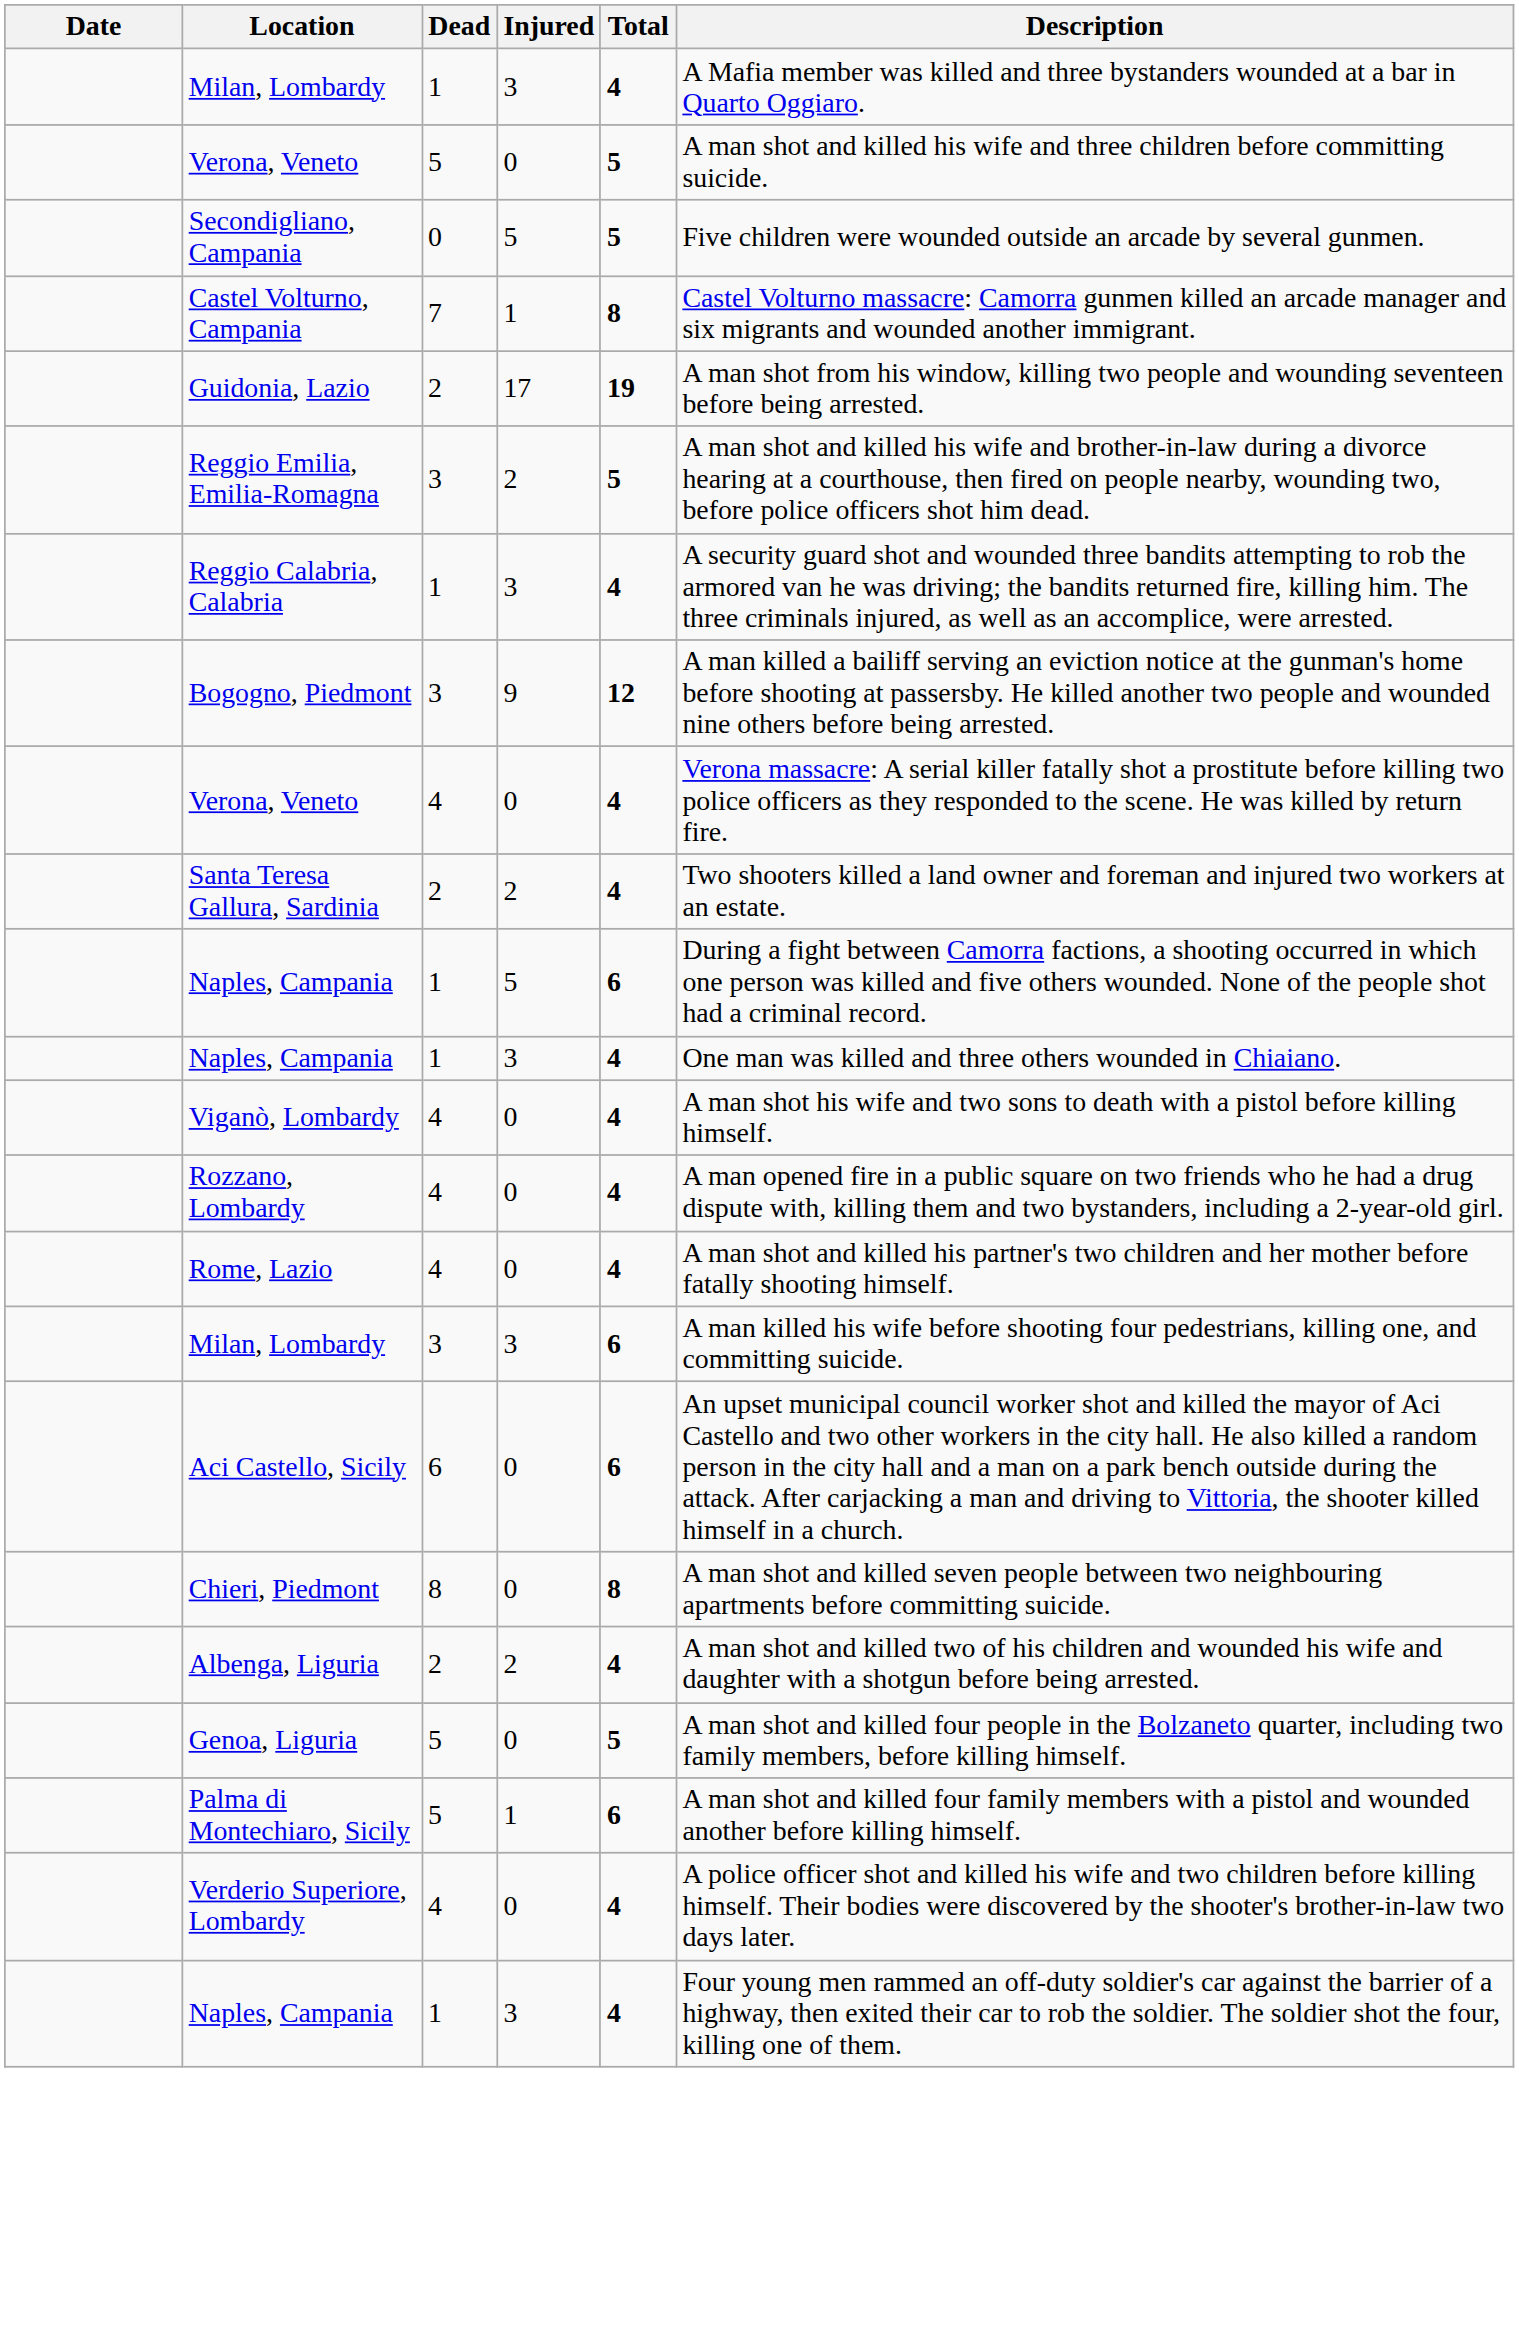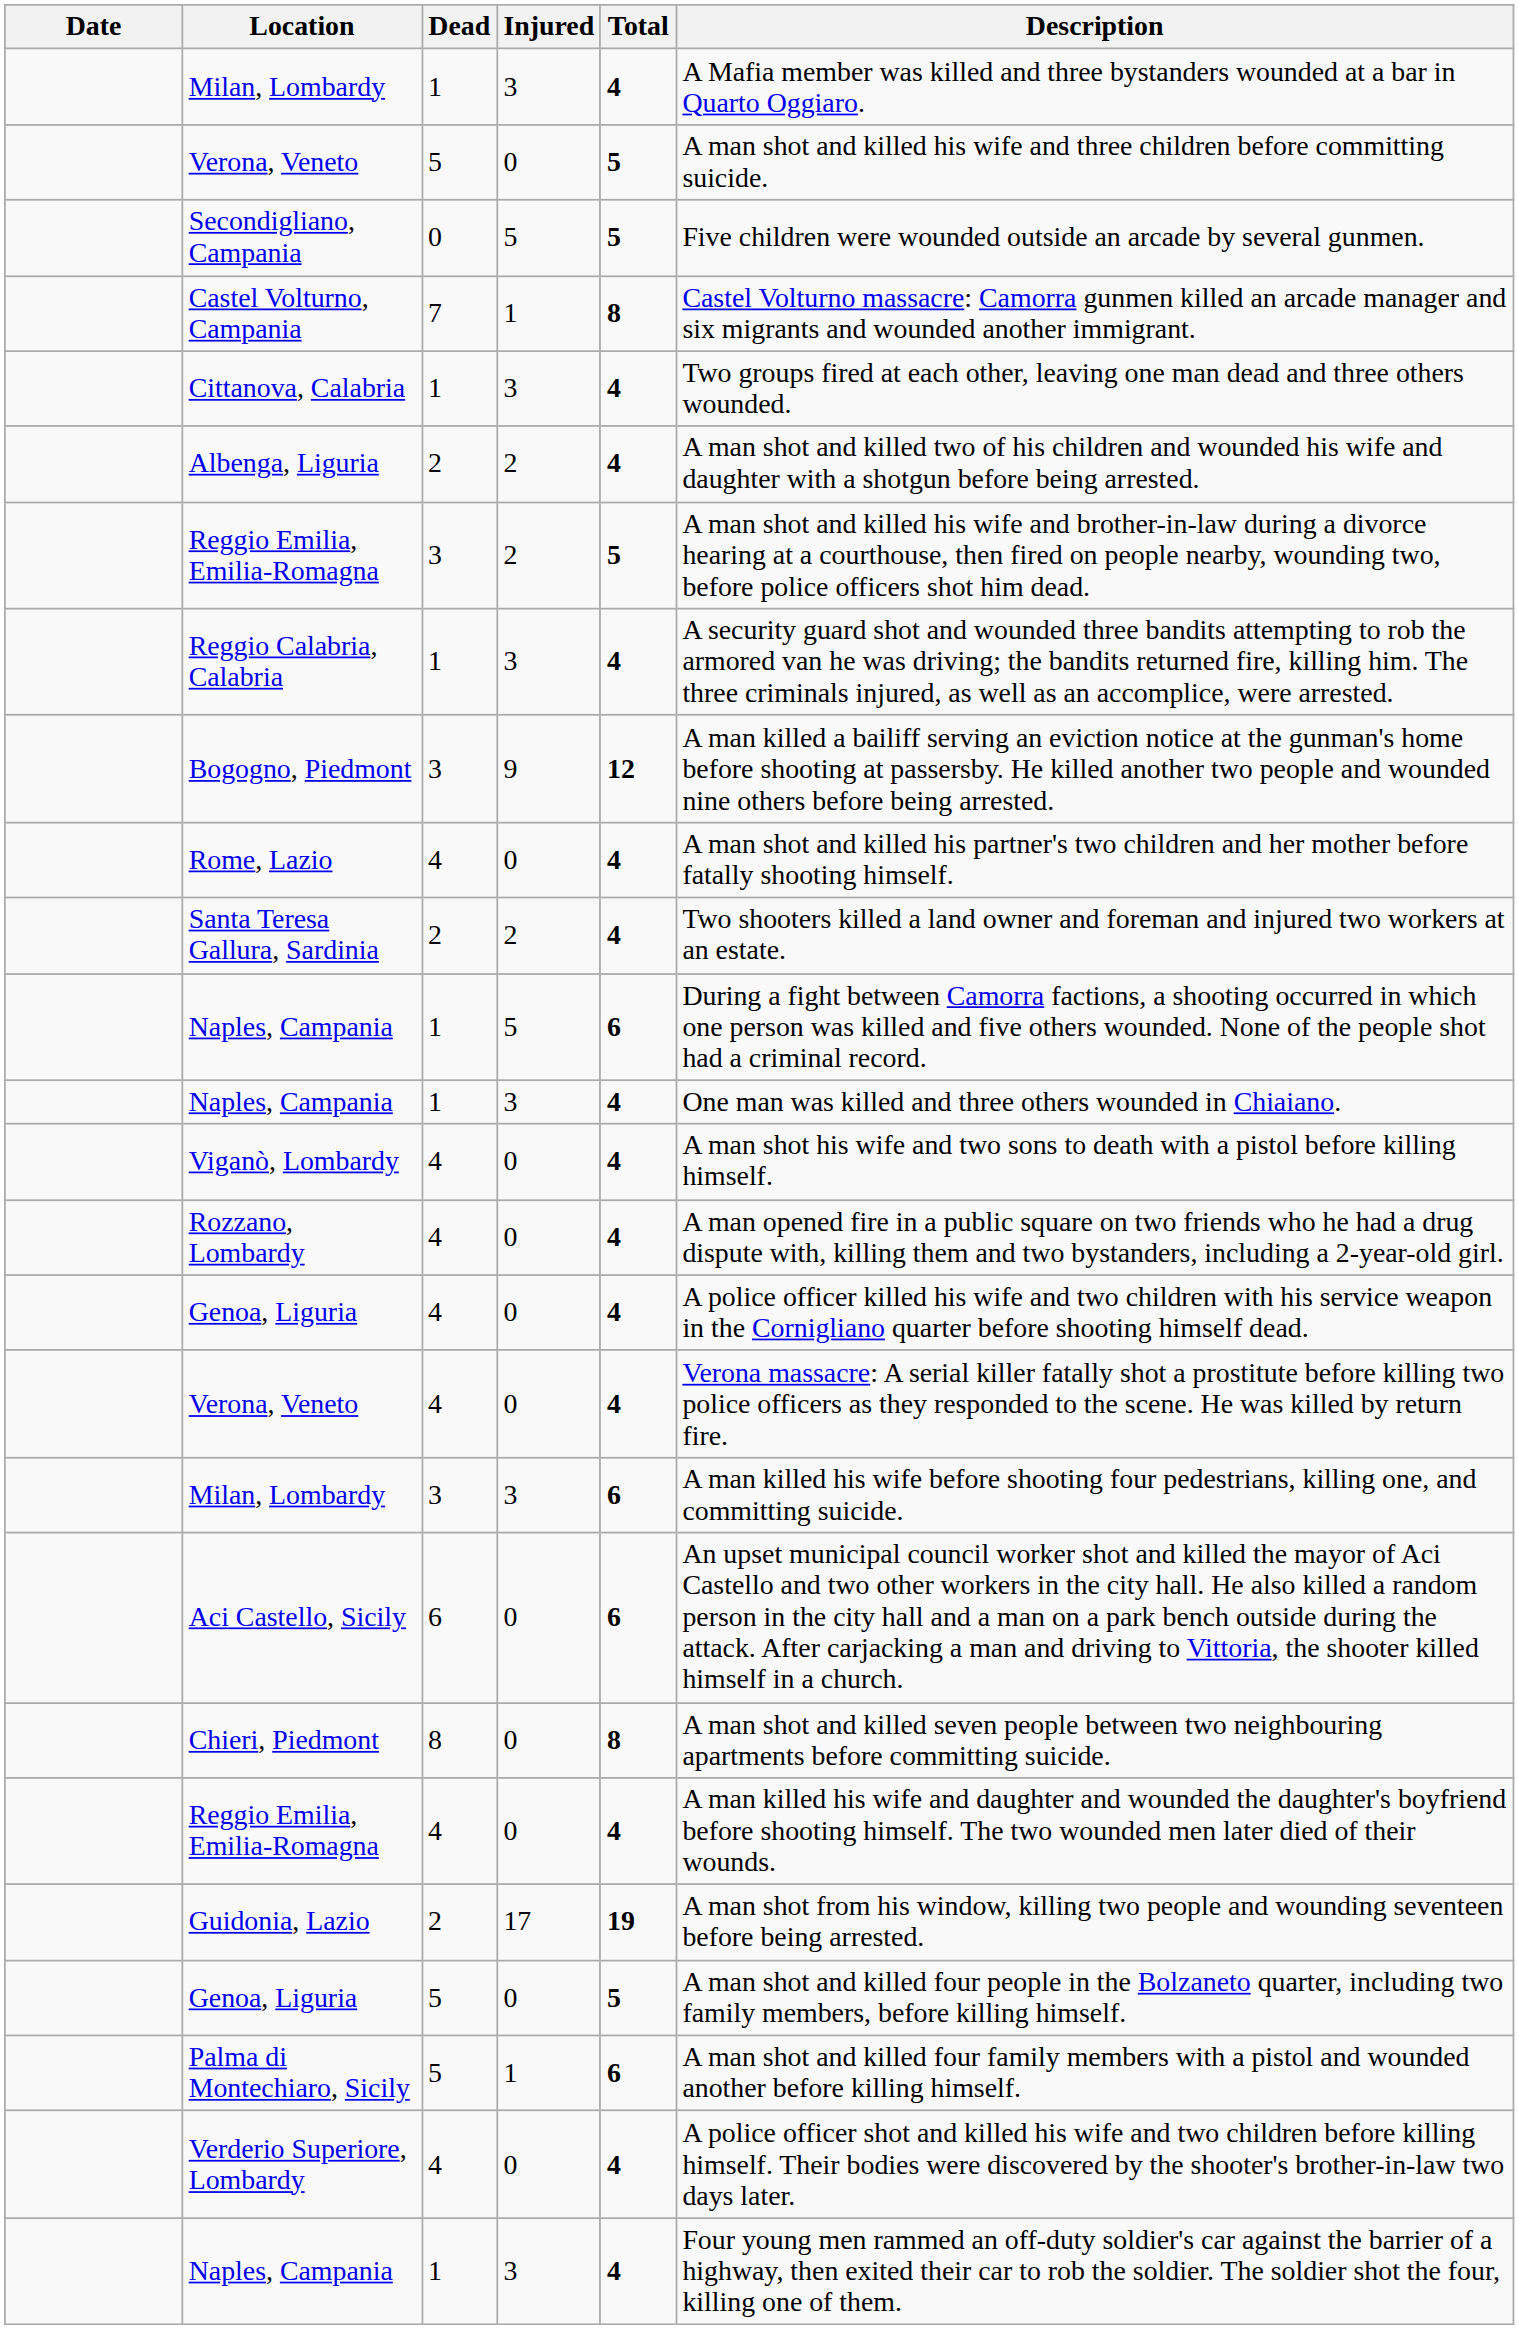+ row: (297, 388)
rows swapped: (279, 388) <-> (284, 1664)
rows swapped: (273, 799) <-> (261, 1268)
+ row: (273, 1312)
+ row: (284, 1830)
